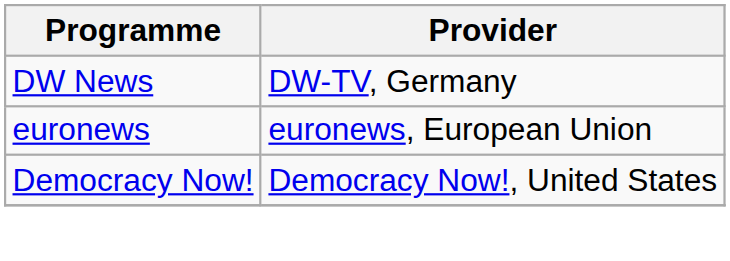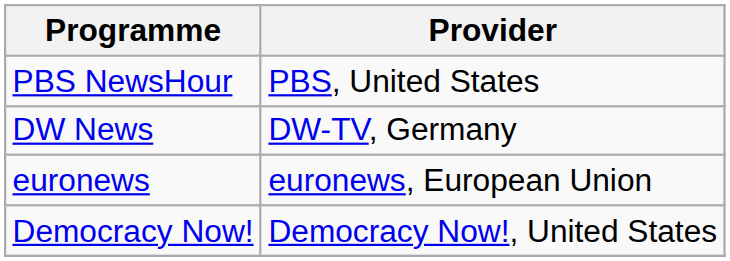+ row: (122, 81)
